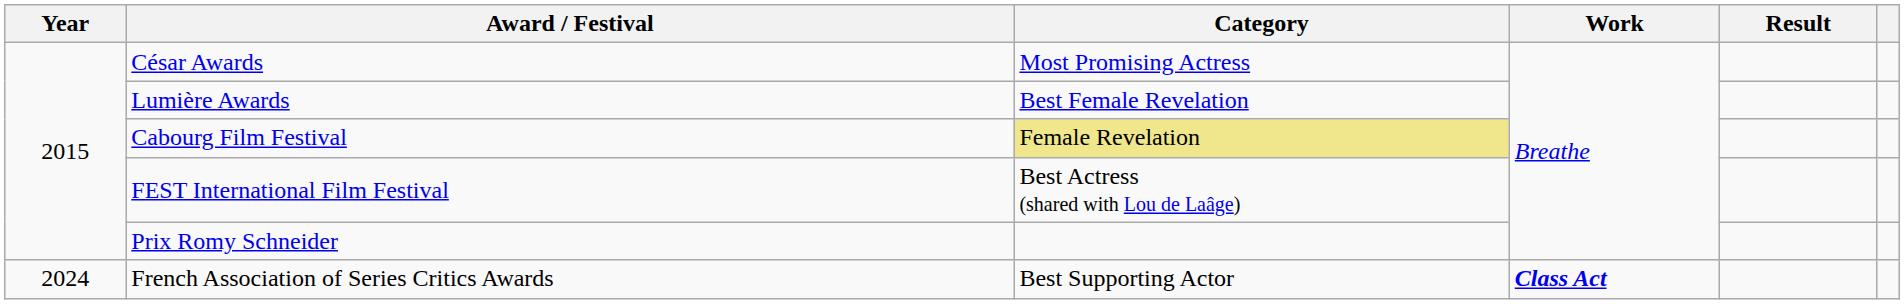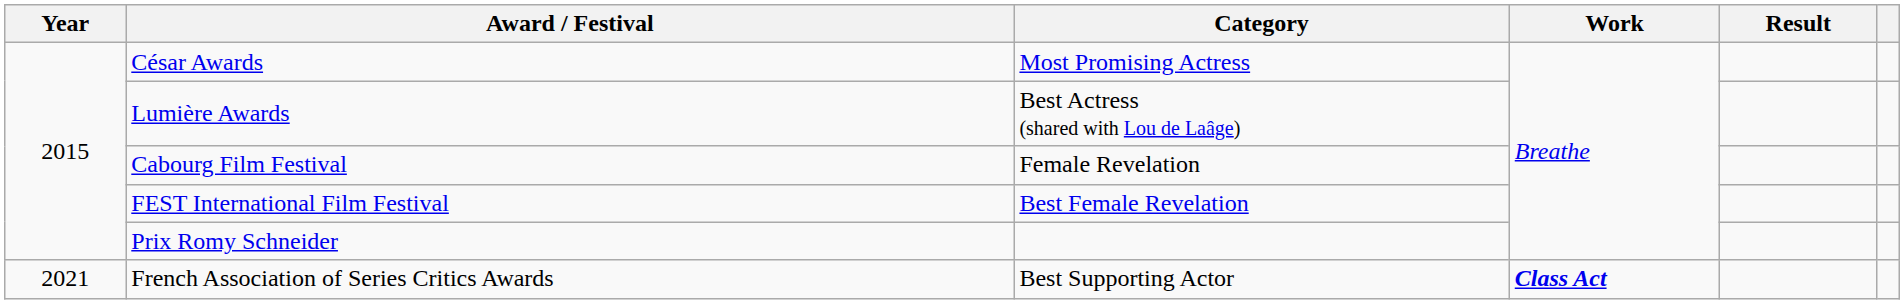(1134, 99) Best Female Revelation -> (1130, 113) Best Actress (shared with Lou de Laâge)
(1110, 137) khaki background -> (1110, 164) no background
(1130, 189) Best Actress (shared with Lou de Laâge) -> (1134, 202) Best Female Revelation
(65, 278) 2024 -> (65, 278) 2021
